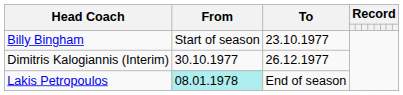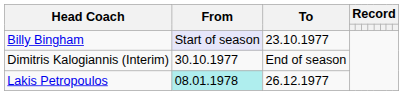(217, 40) no background -> (217, 40) lavender background
(297, 60) 26.12.1977 -> (306, 60) End of season
(306, 80) End of season -> (297, 80) 26.12.1977
